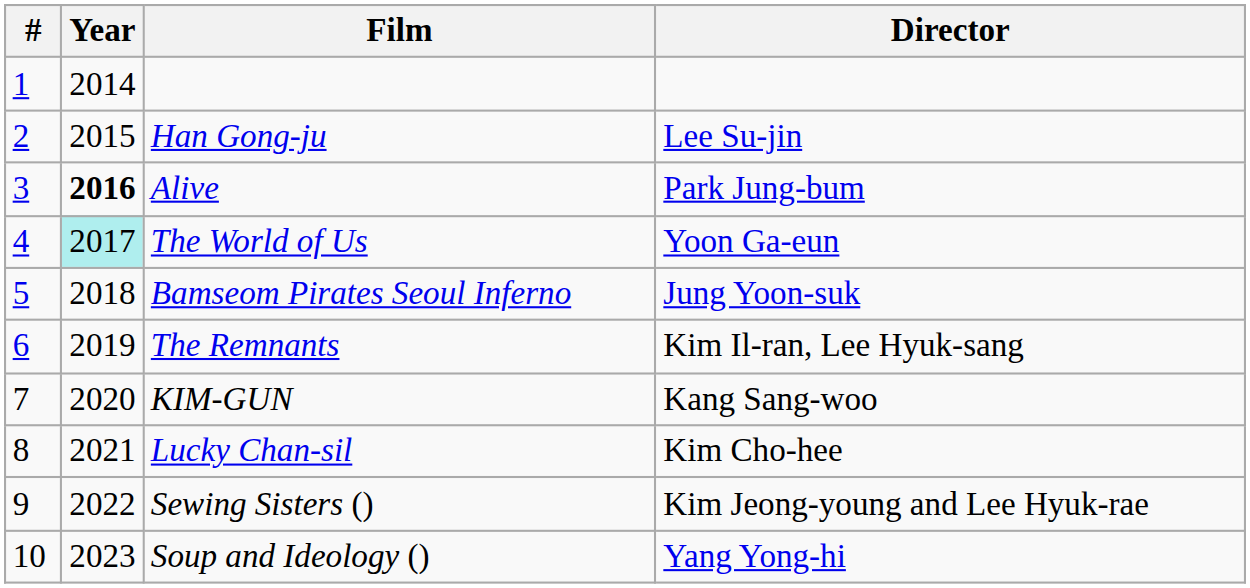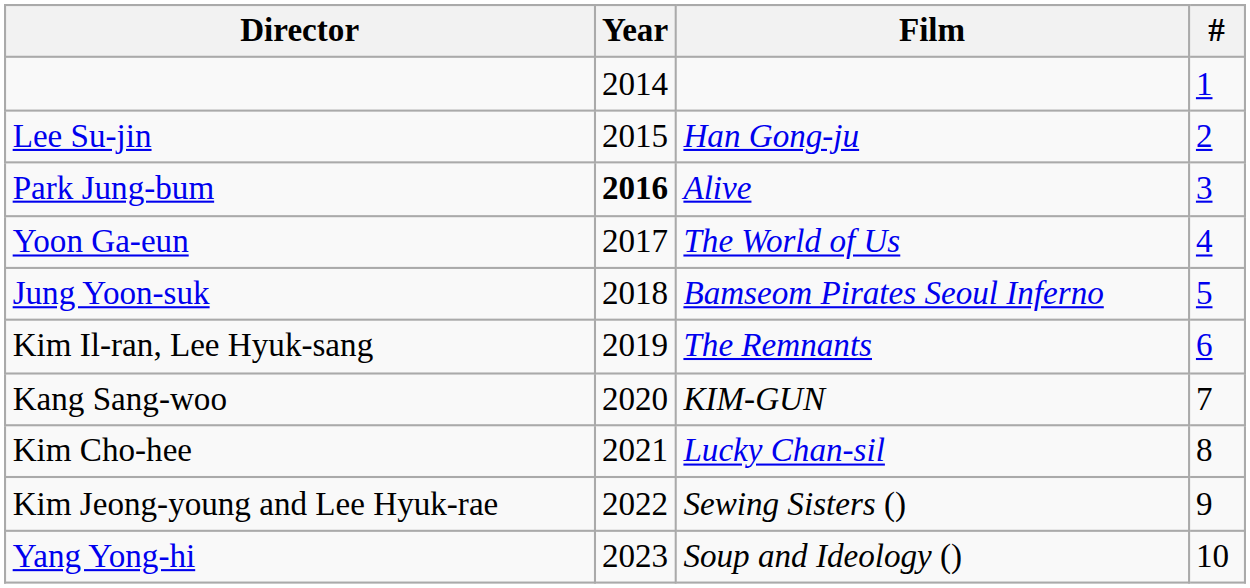columns swapped: (33, 30) <-> (950, 30)
(102, 240) paleturquoise background -> (635, 240) no background
